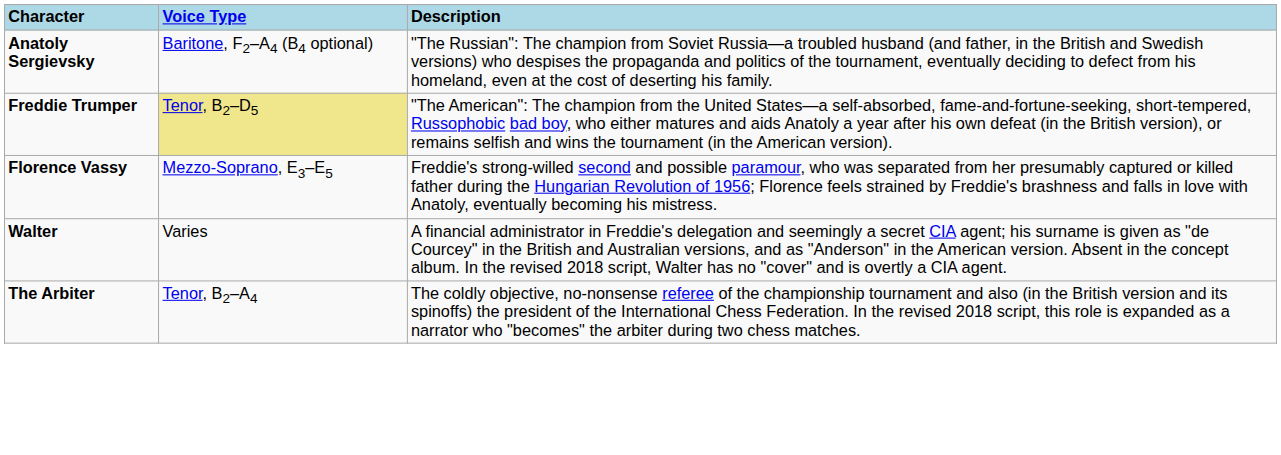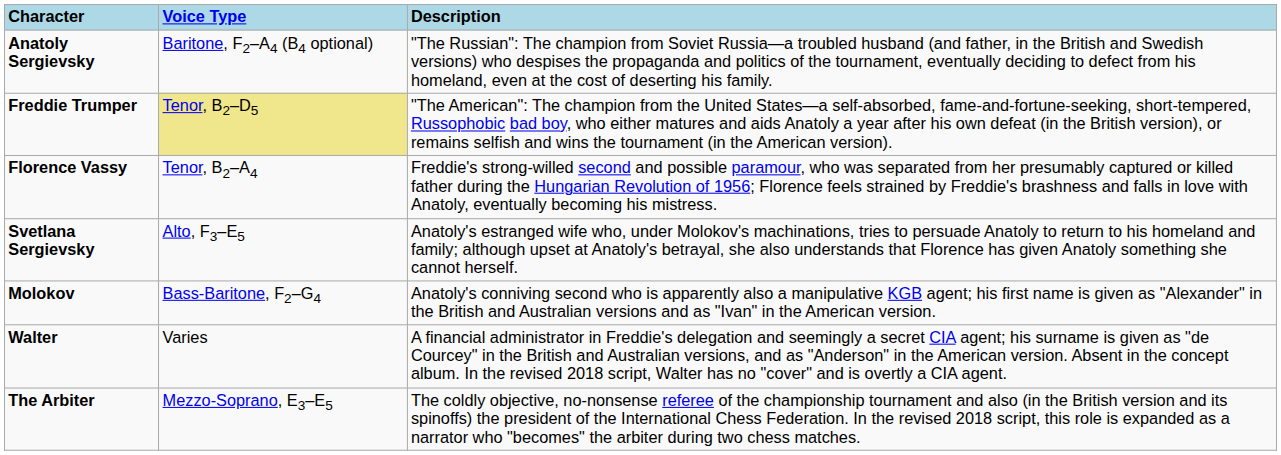(248, 170) Mezzo-Soprano, E3–E5 -> (210, 170) Tenor, B2–A4
+ row: (51, 240)
+ row: (41, 293)
(210, 295) Tenor, B2–A4 -> (248, 402) Mezzo-Soprano, E3–E5
